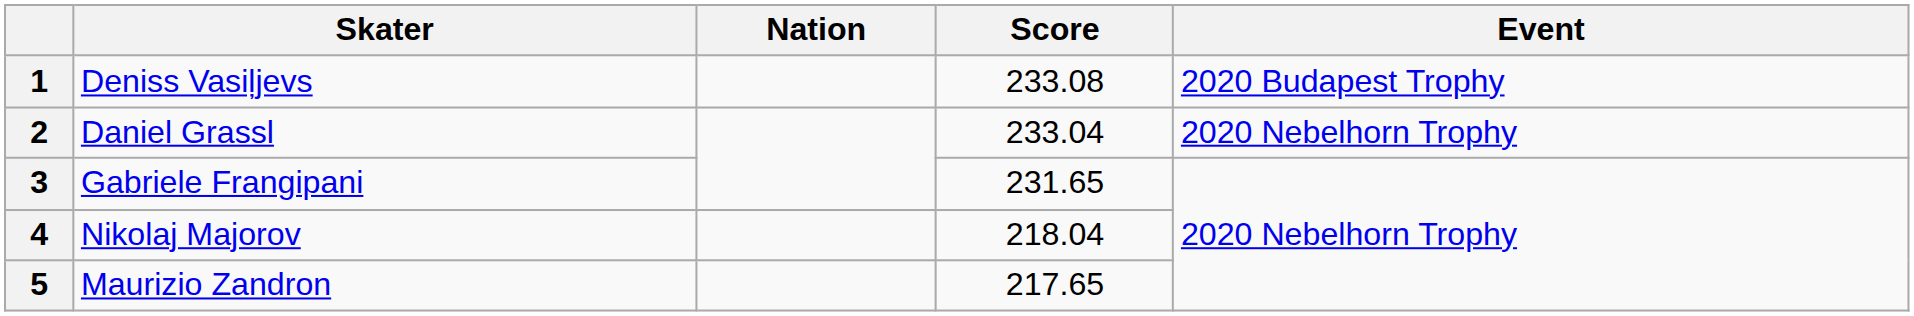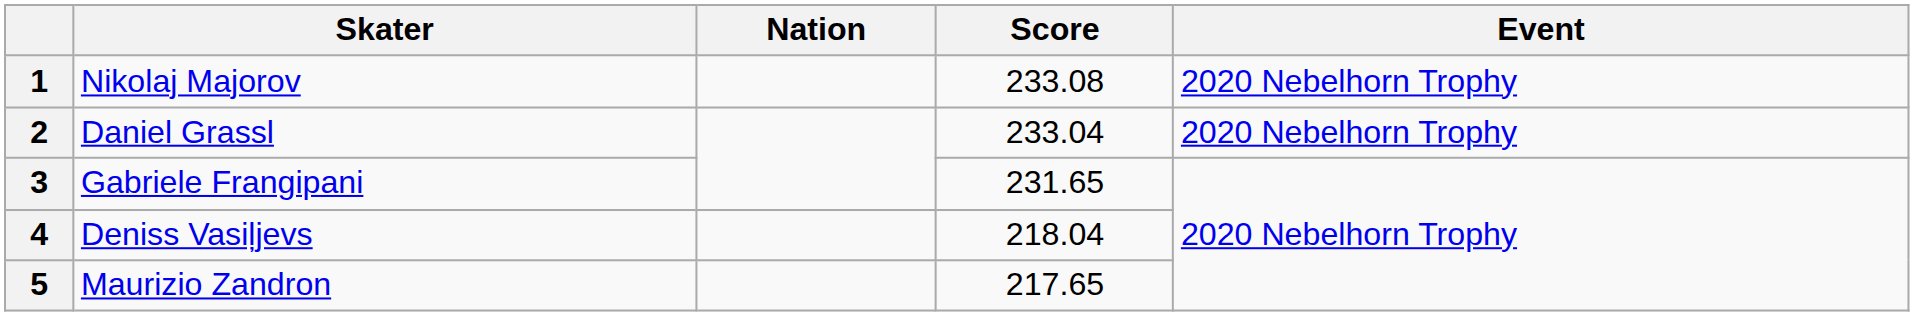(197, 81) Deniss Vasiļjevs -> (191, 81) Nikolaj Majorov
(1343, 81) 2020 Budapest Trophy -> (1349, 81) 2020 Nebelhorn Trophy
(191, 234) Nikolaj Majorov -> (197, 234) Deniss Vasiļjevs
